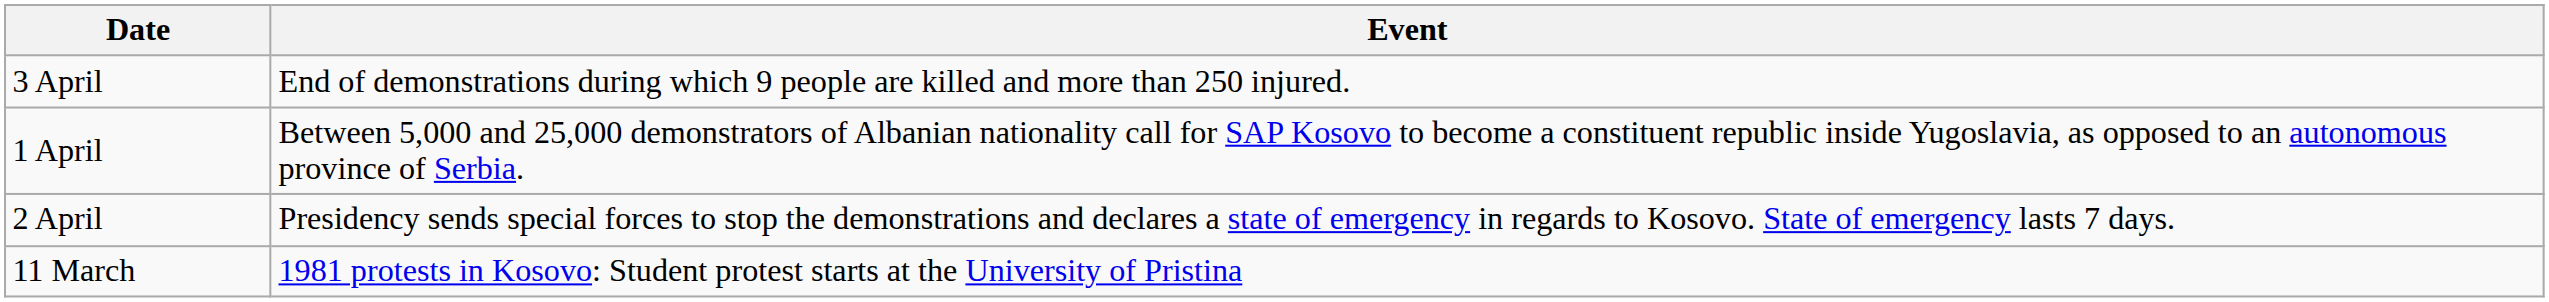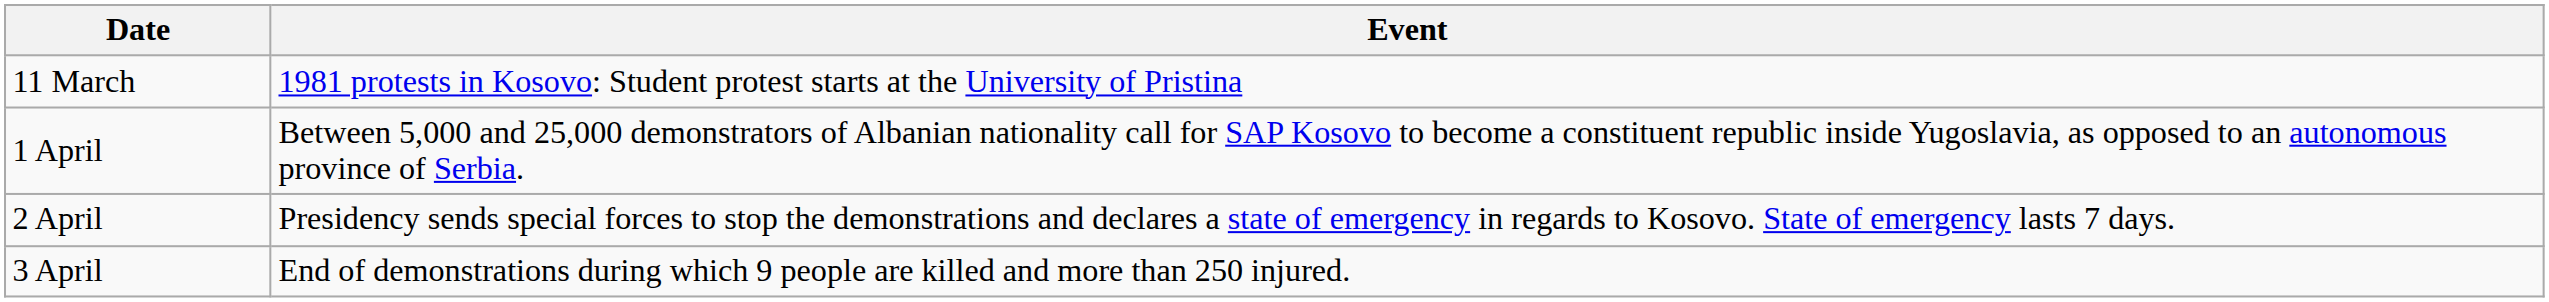rows swapped: (74, 270) <-> (58, 81)
